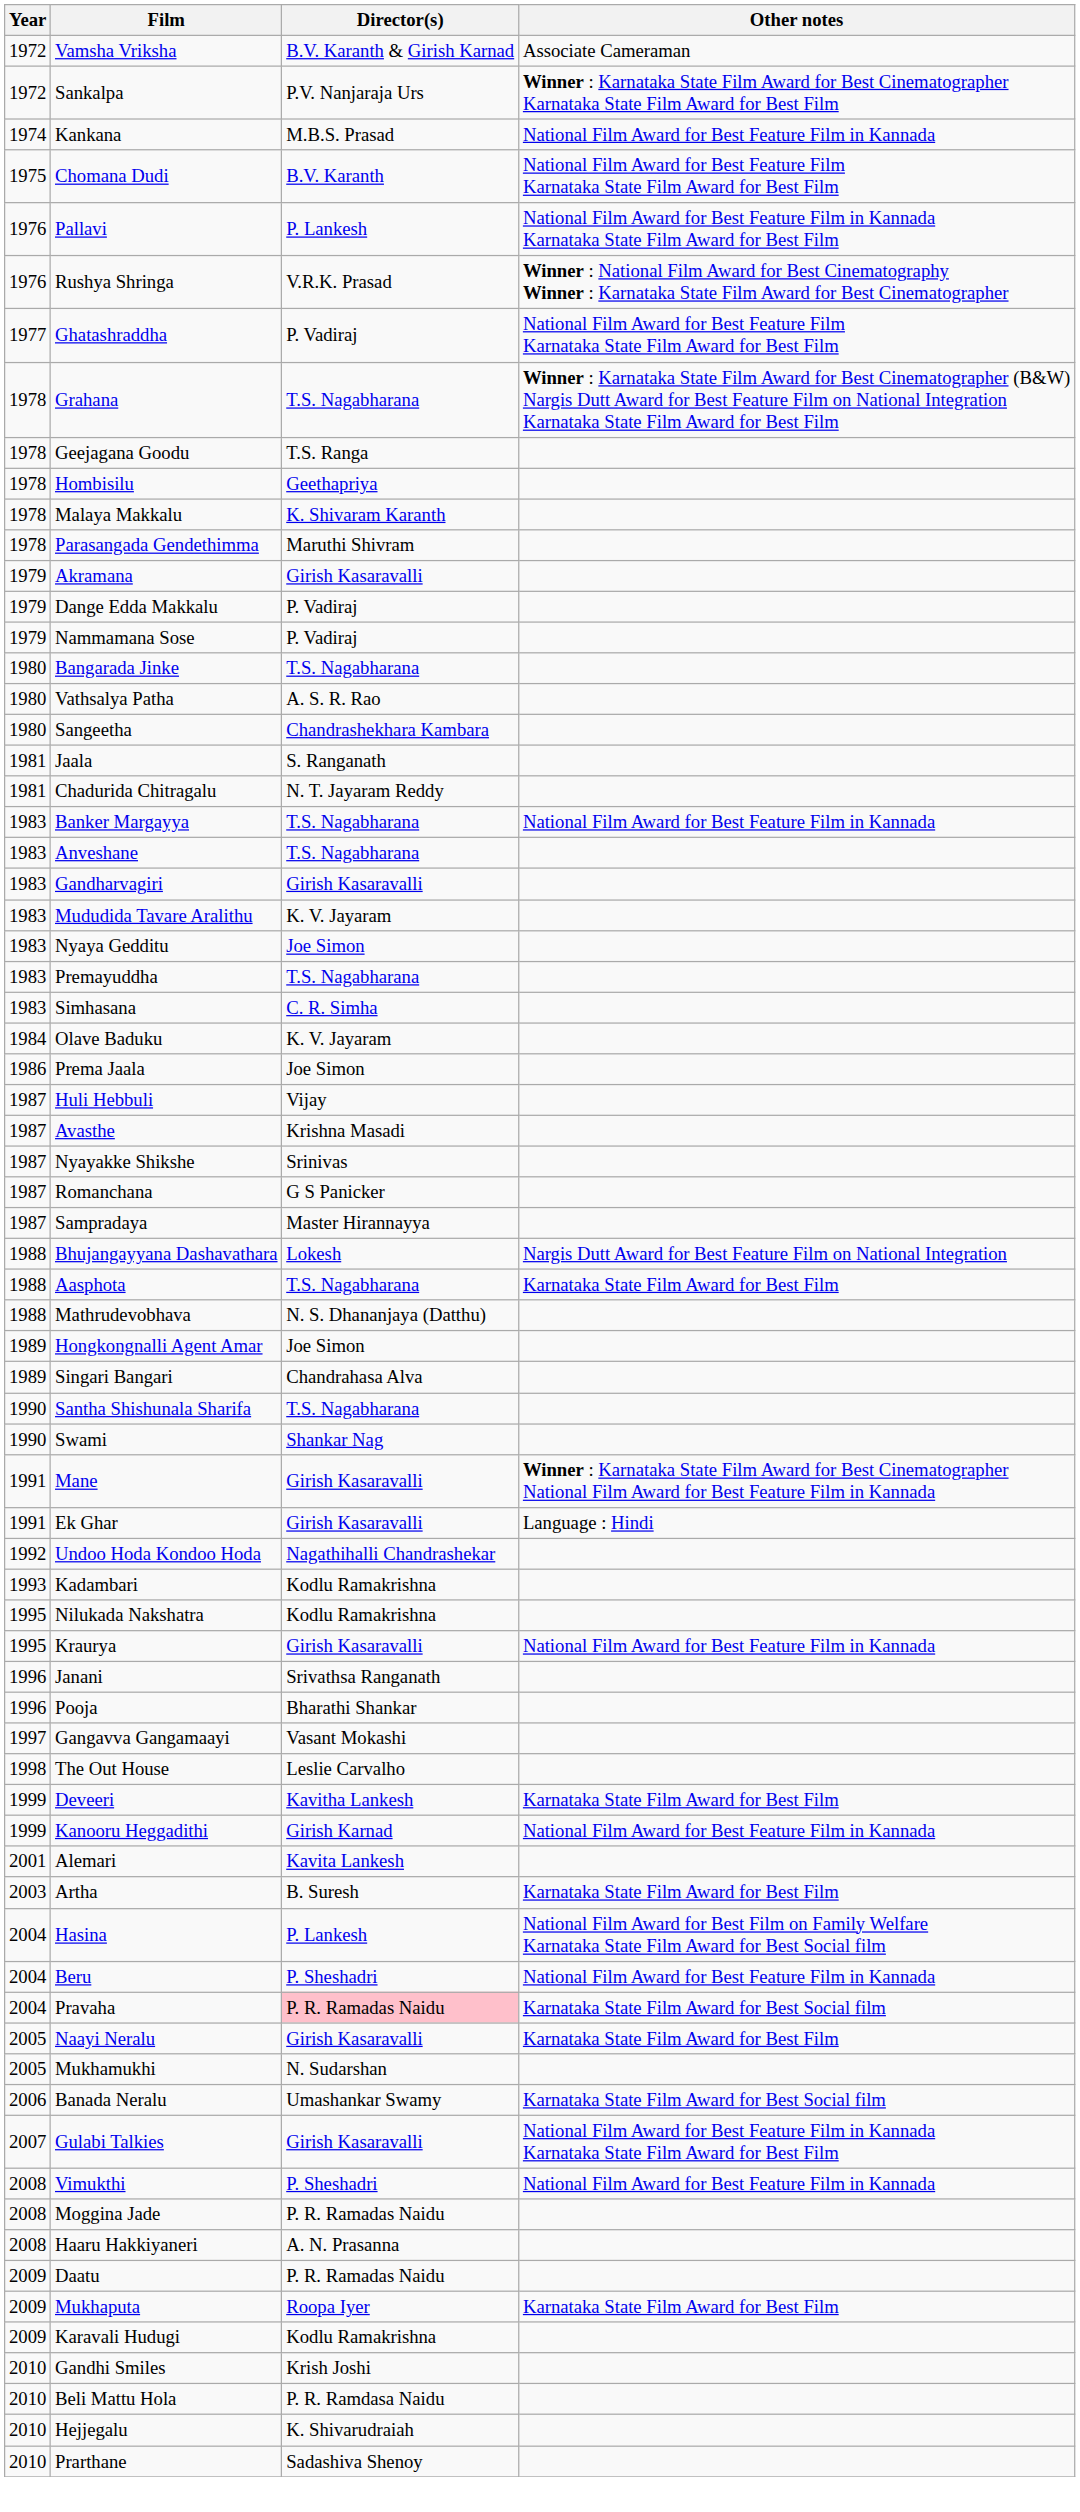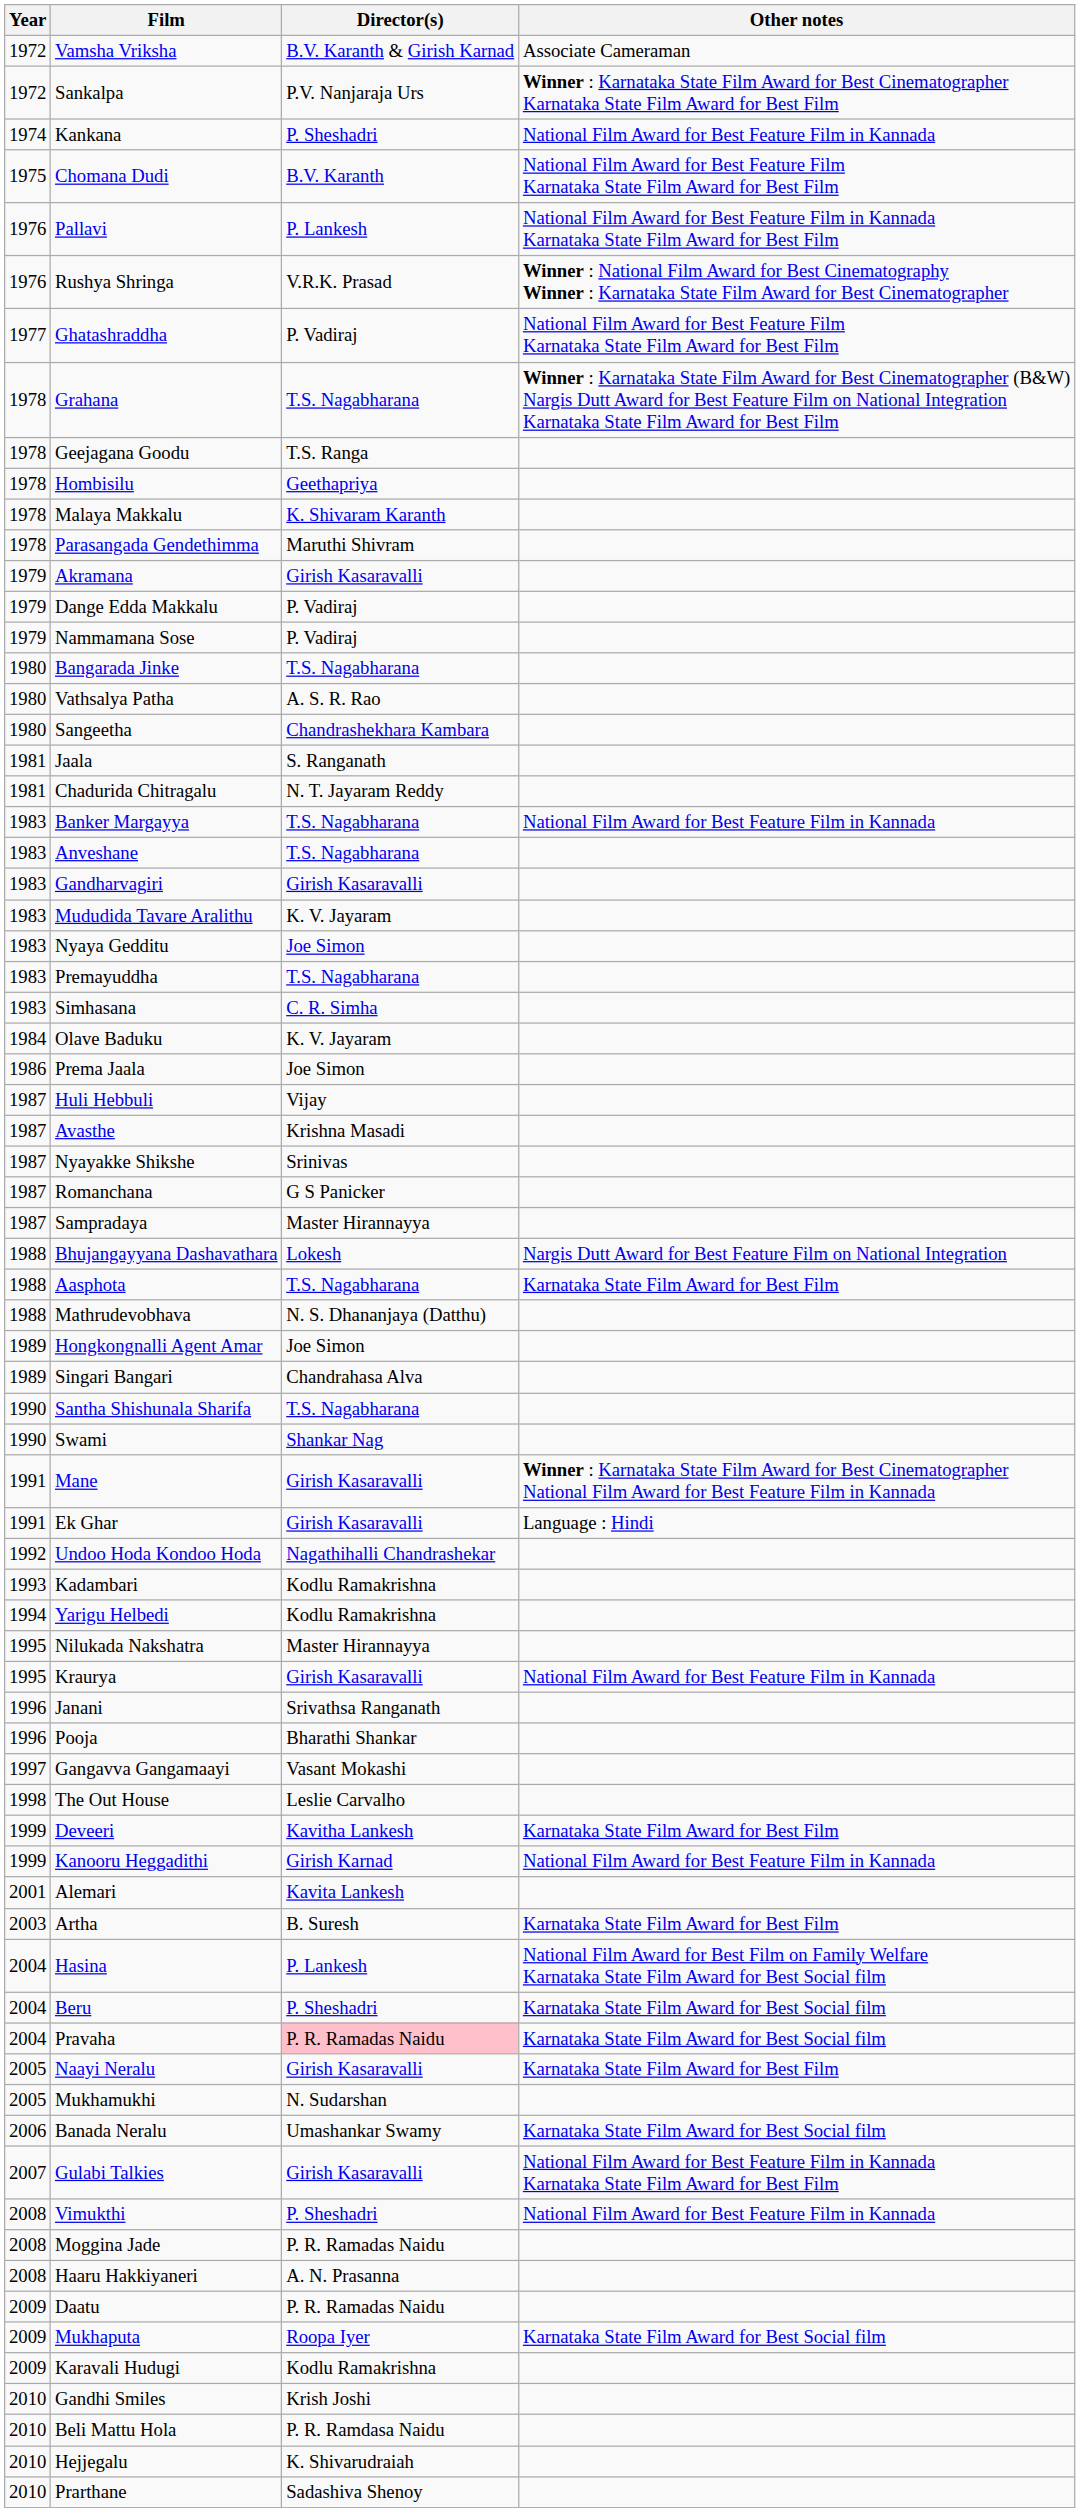(340, 134) M.B.S. Prasad -> (332, 134) P. Sheshadri
+ row: (112, 1615)
(361, 1615) Kodlu Ramakrishna -> (358, 1646) Master Hirannayya
(729, 1976) National Film Award for Best Feature Film in Kannada -> (704, 2007) Karnataka State Film Award for Best Social film
(681, 2306) Karnataka State Film Award for Best Film -> (704, 2337) Karnataka State Film Award for Best Social film
